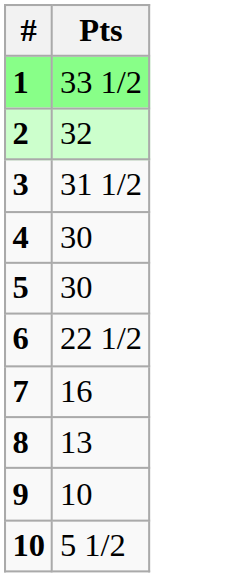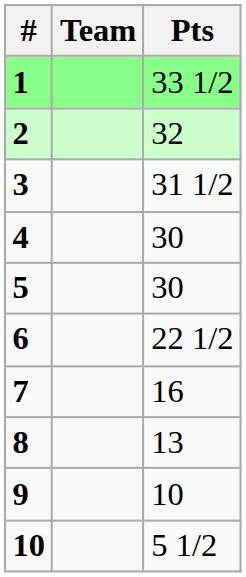+ column: (98, 30)
